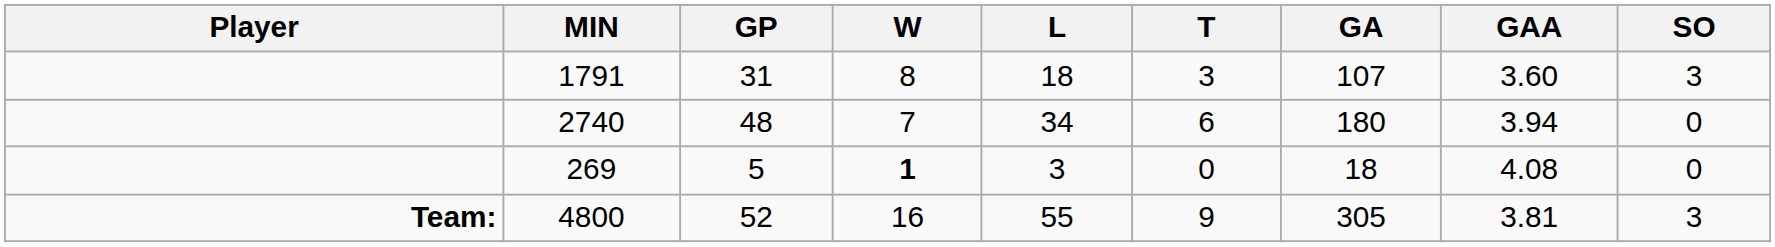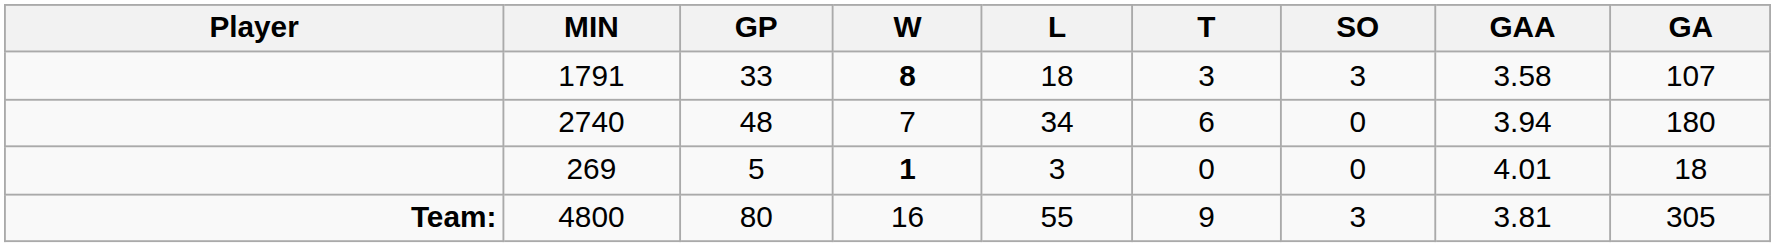columns swapped: (1361, 28) <-> (1694, 28)
(756, 75) 31 -> (756, 75) 33
(908, 75) normal -> (908, 75) bold
(1529, 75) 3.60 -> (1523, 75) 3.58
(1529, 169) 4.08 -> (1523, 169) 4.01
(756, 216) 52 -> (756, 216) 80
